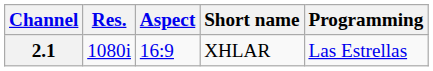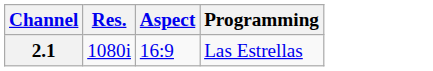- column: (252, 19)
